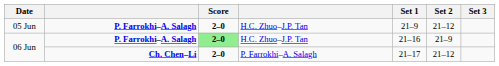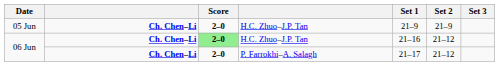(155, 26) P. Farrokhi–A. Salagh -> (173, 26) Ch. Chen–Li
(444, 26) 21–12 -> (444, 26) 21–9
(155, 40) P. Farrokhi–A. Salagh -> (173, 40) Ch. Chen–Li
(444, 40) 21–9 -> (444, 40) 21–12
